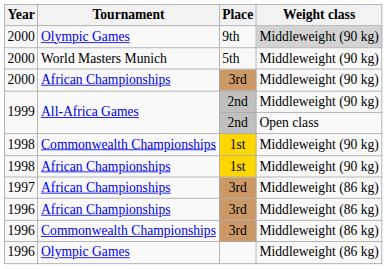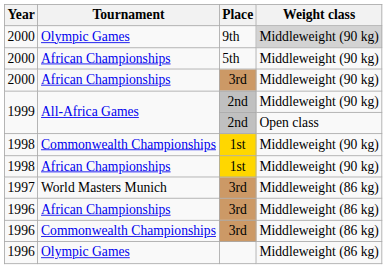(104, 58) World Masters Munich -> (106, 58) African Championships
(106, 187) African Championships -> (104, 187) World Masters Munich
